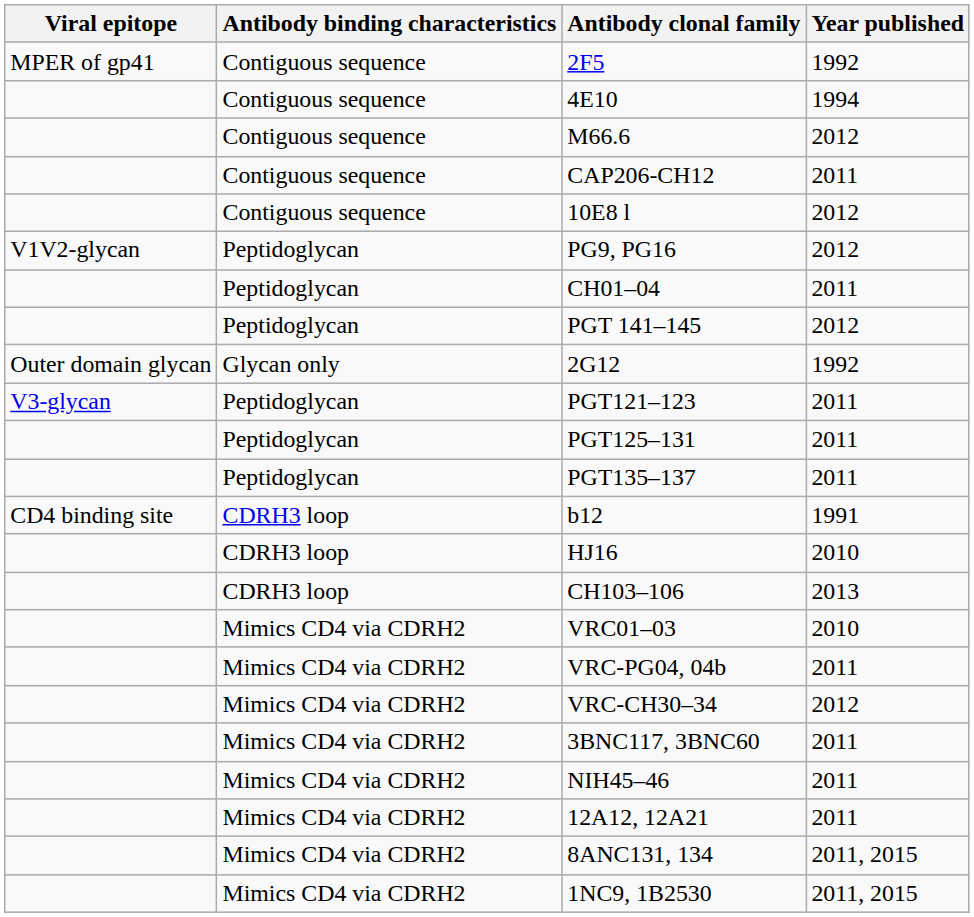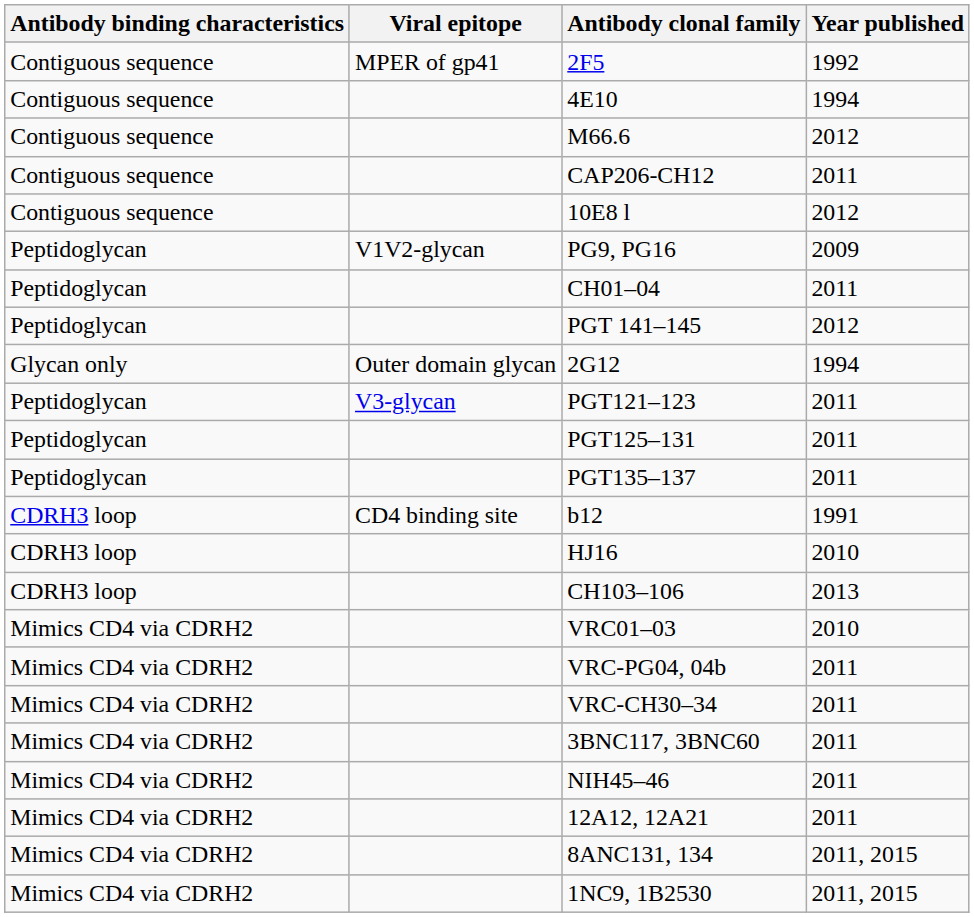columns swapped: (111, 23) <-> (389, 23)
(835, 250) 2012 -> (835, 250) 2009
(835, 363) 1992 -> (835, 363) 1994
(835, 703) 2012 -> (835, 703) 2011
